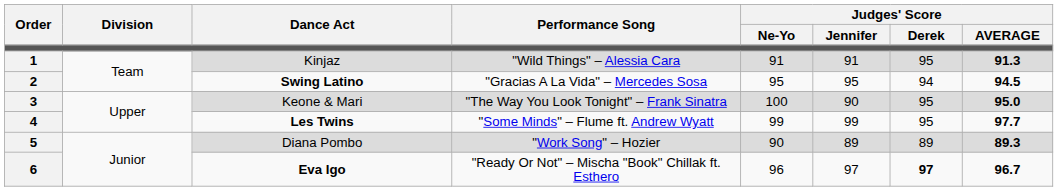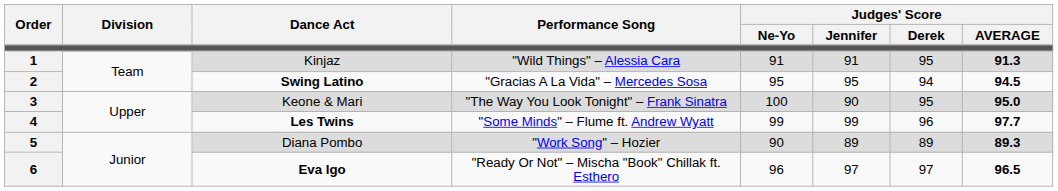(926, 122) 95 -> (926, 122) 96
(926, 169) bold -> (926, 169) normal
(1007, 169) 96.7 -> (1007, 169) 96.5
